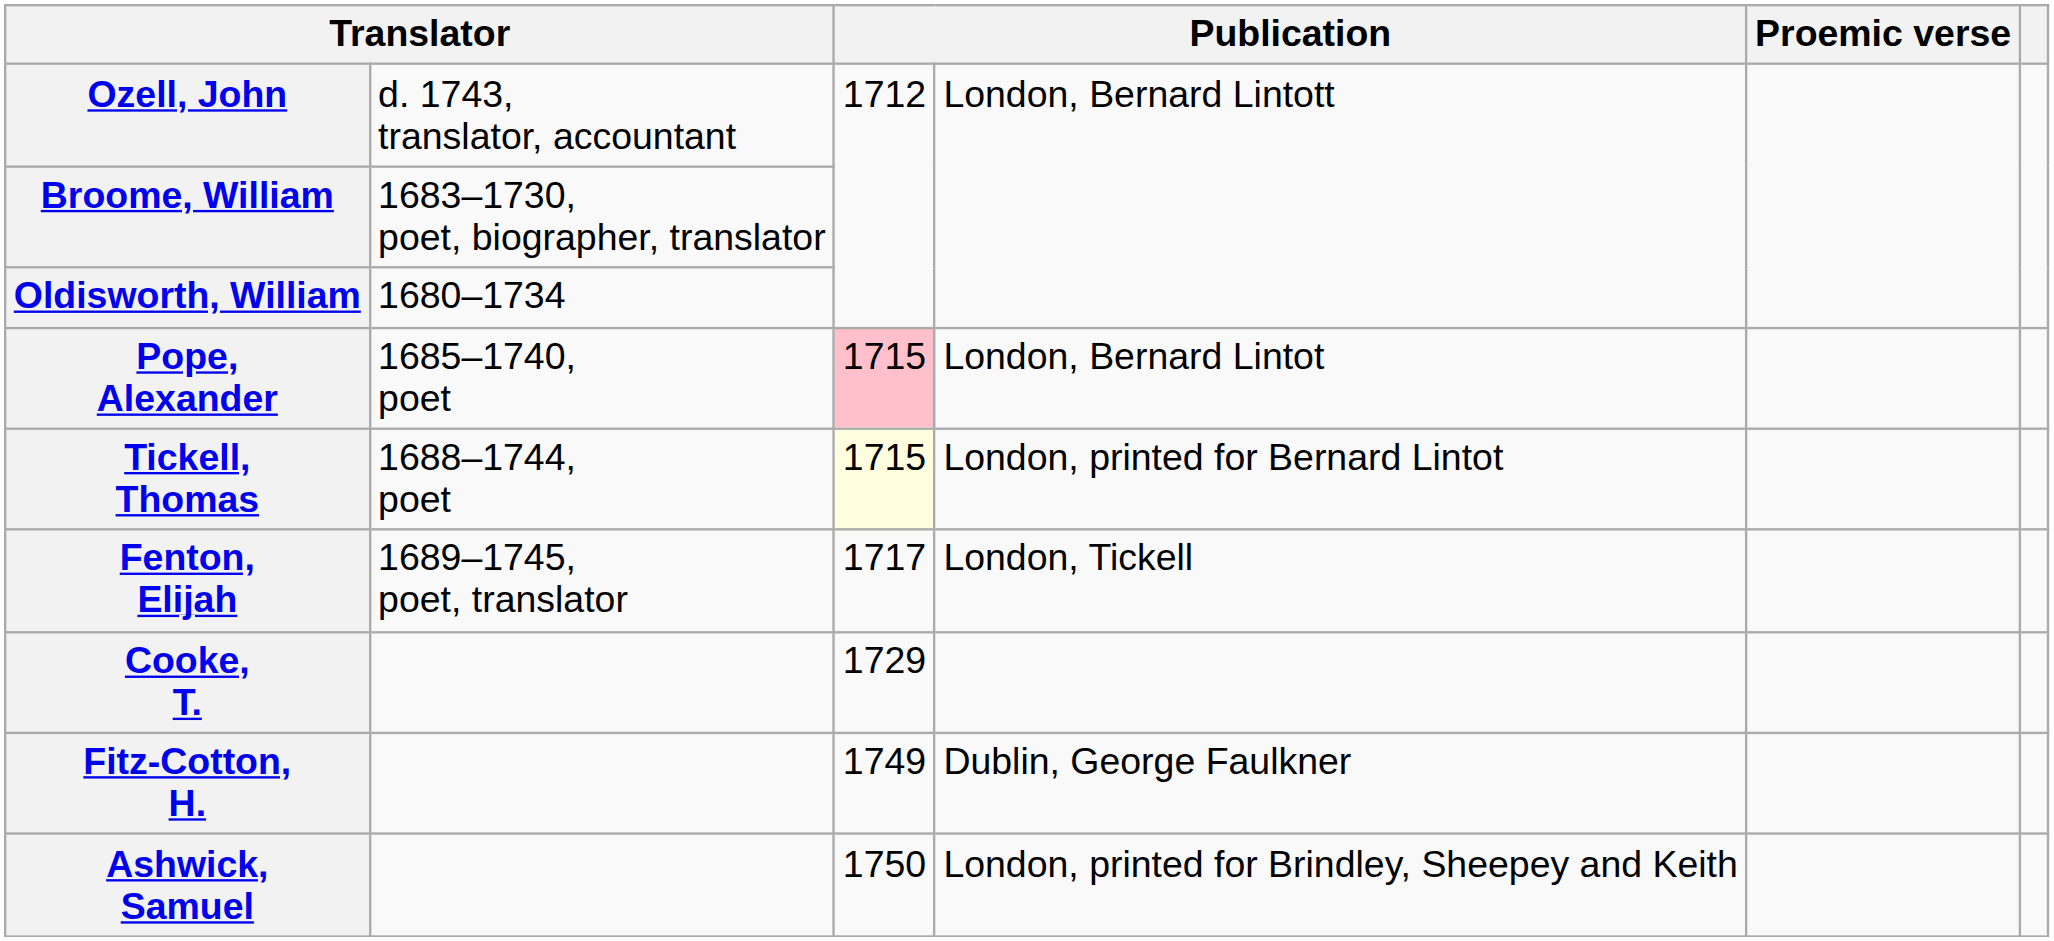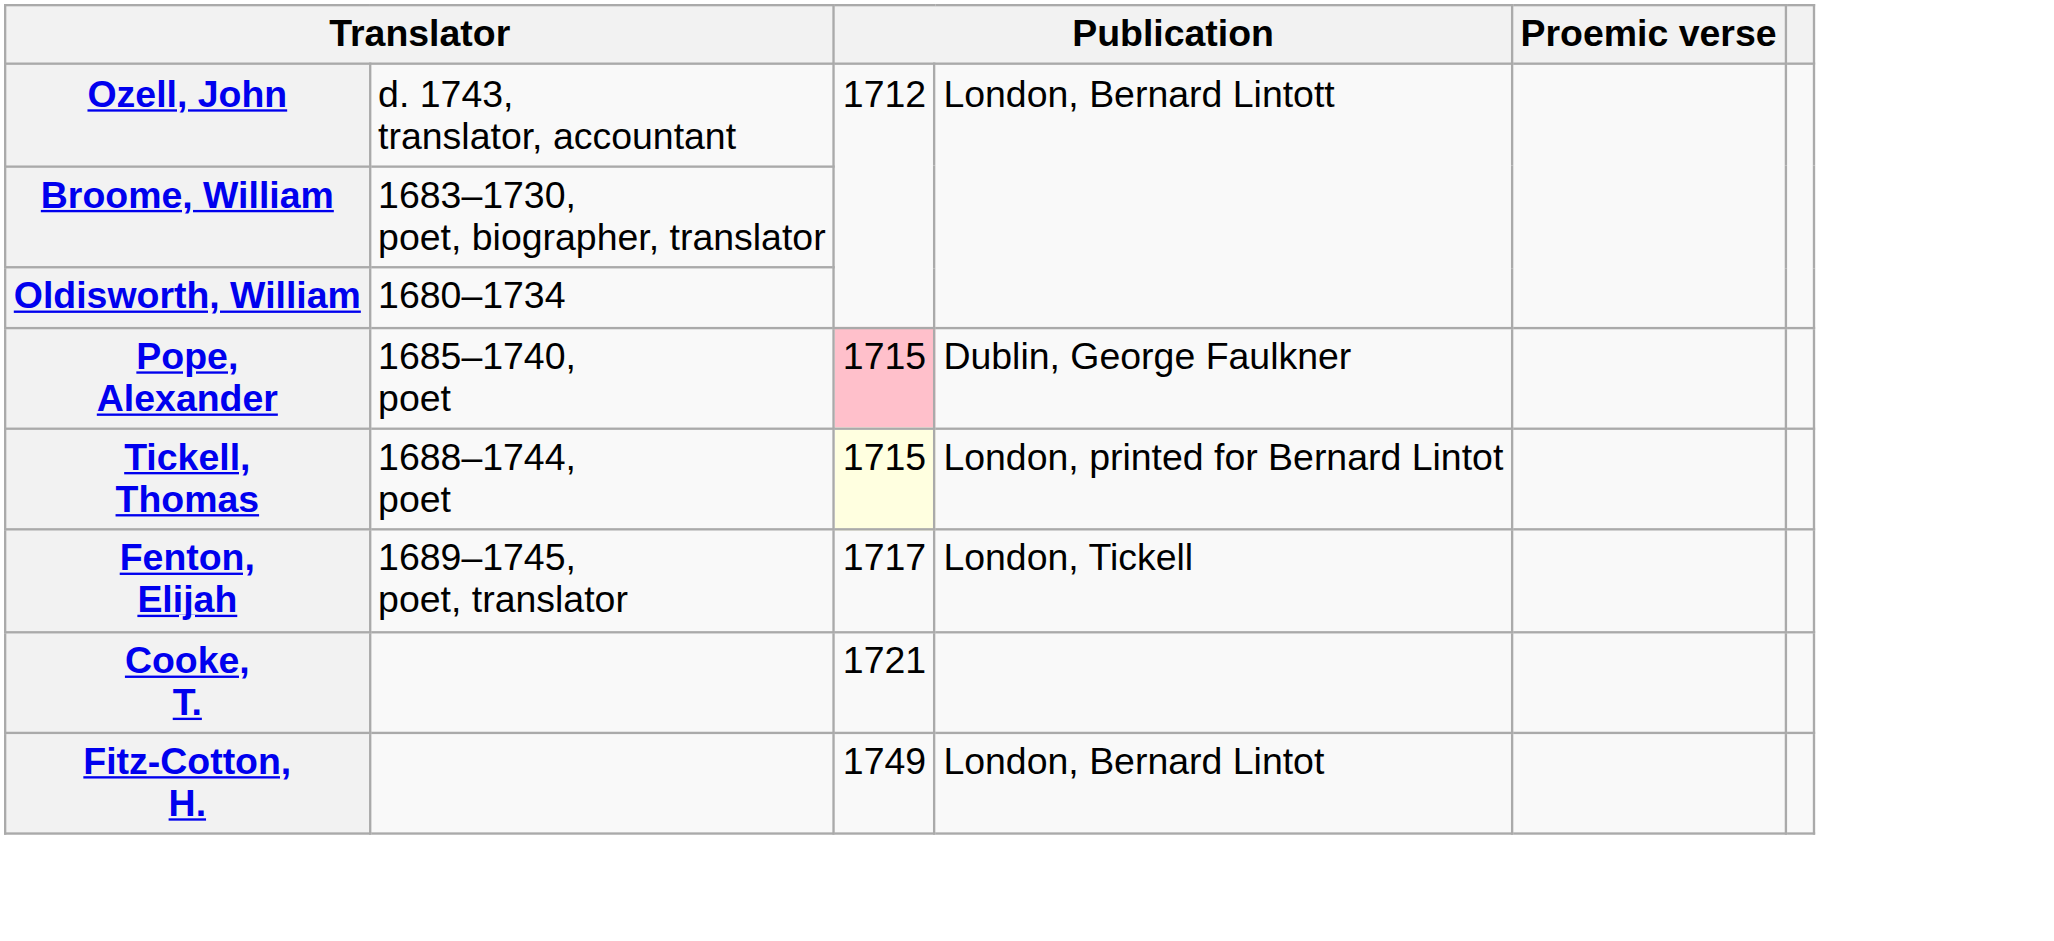(1134, 355) London, Bernard Lintot -> (1147, 355) Dublin, George Faulkner
(884, 660) 1729 -> (884, 660) 1721
(1147, 761) Dublin, George Faulkner -> (1134, 761) London, Bernard Lintot
- row: (187, 884)
